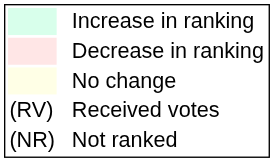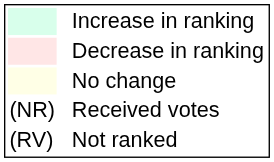(31, 110) (RV) -> (32, 110) (NR)
(32, 140) (NR) -> (31, 140) (RV)
